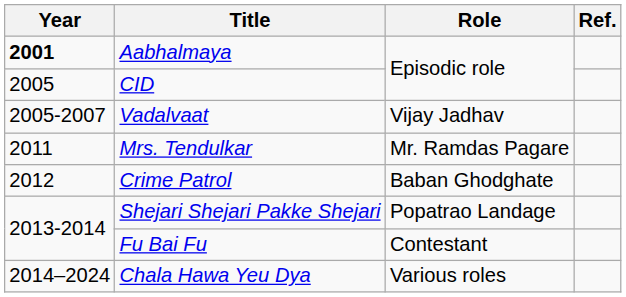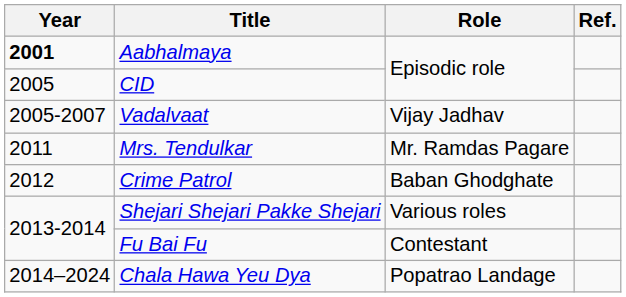(473, 212) Popatrao Landage -> (448, 212) Various roles
(448, 276) Various roles -> (473, 276) Popatrao Landage
